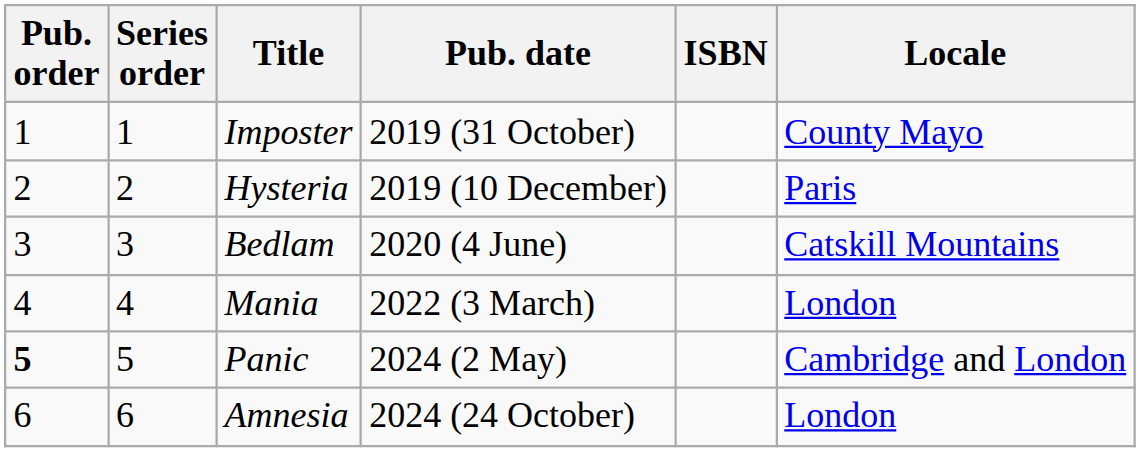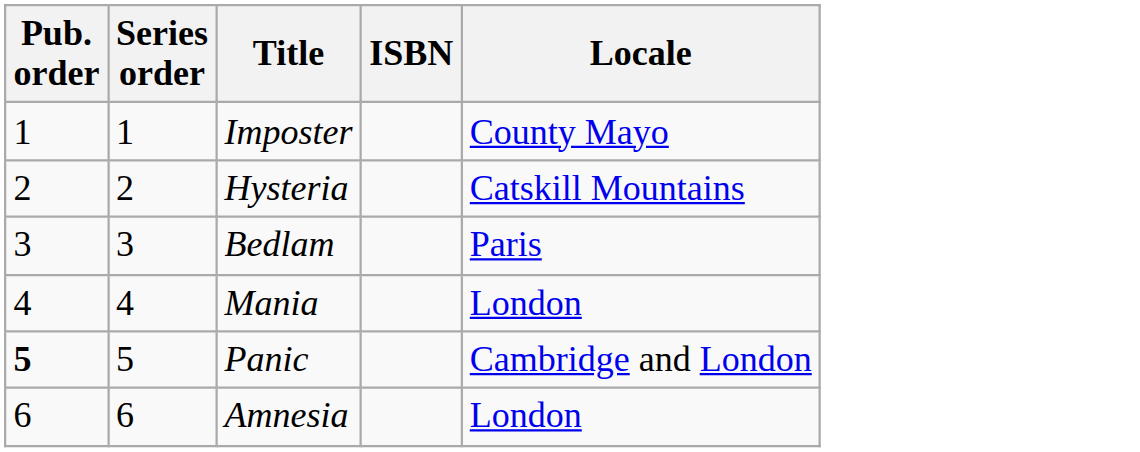- column: (518, 53)
(820, 187) Paris -> (607, 187) Catskill Mountains
(922, 244) Catskill Mountains -> (506, 244) Paris
